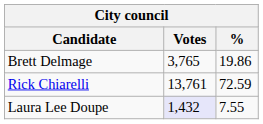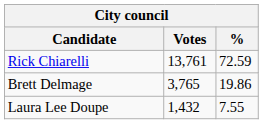rows swapped: (48, 84) <-> (50, 61)
(184, 107) lavender background -> (184, 107) no background
